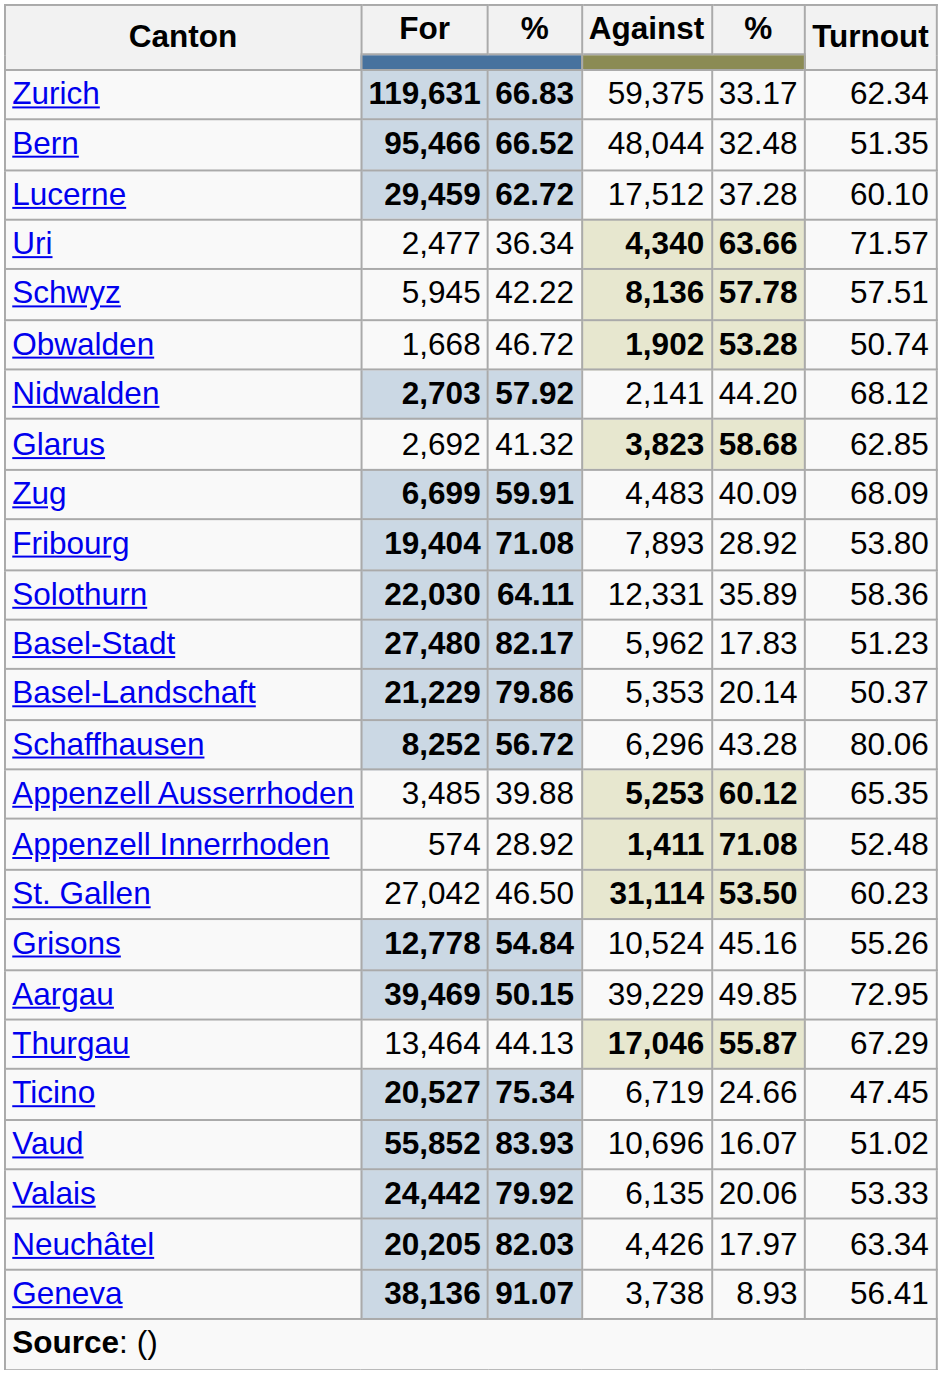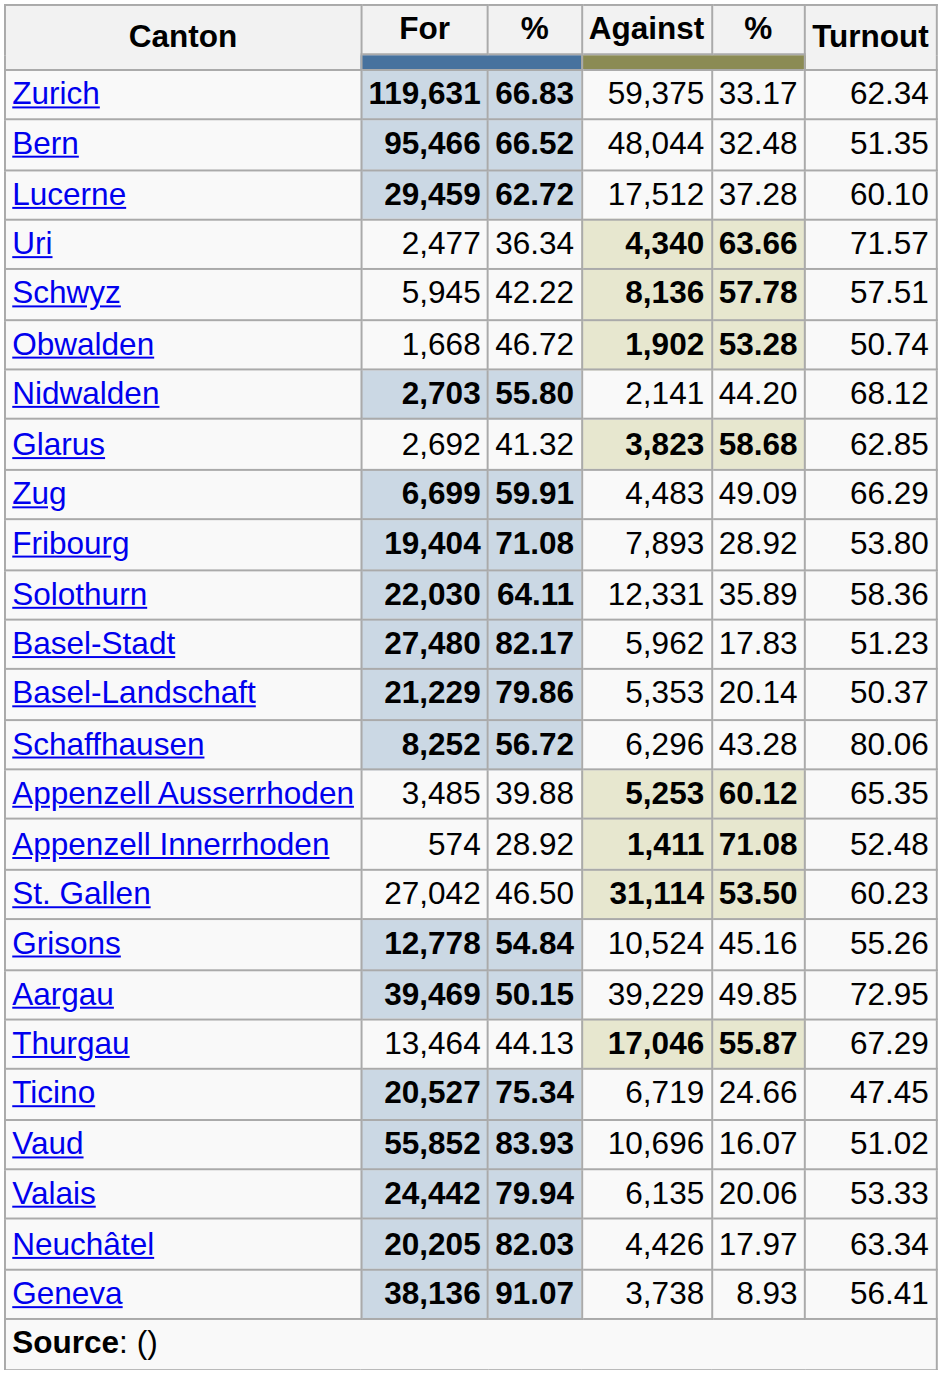(535, 393) 57.92 -> (535, 393) 55.80
(758, 493) 40.09 -> (758, 493) 49.09
(889, 493) 68.09 -> (889, 493) 66.29
(535, 1193) 79.92 -> (535, 1193) 79.94
